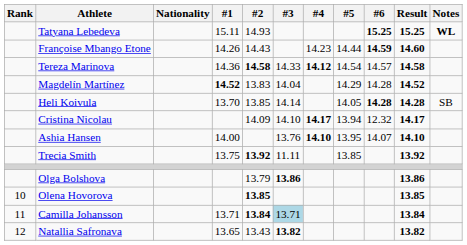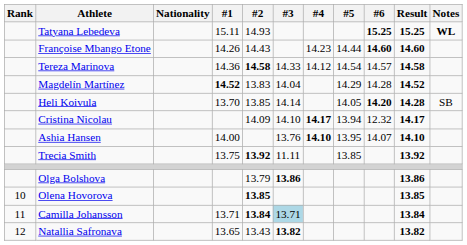(379, 48) 14.59 -> (379, 48) 14.60
(318, 66) bold -> (318, 66) normal
(379, 102) 14.28 -> (379, 102) 14.20
